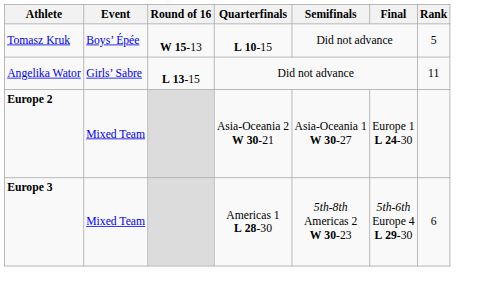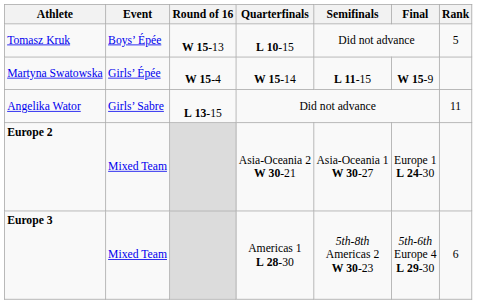+ row: (55, 73)
